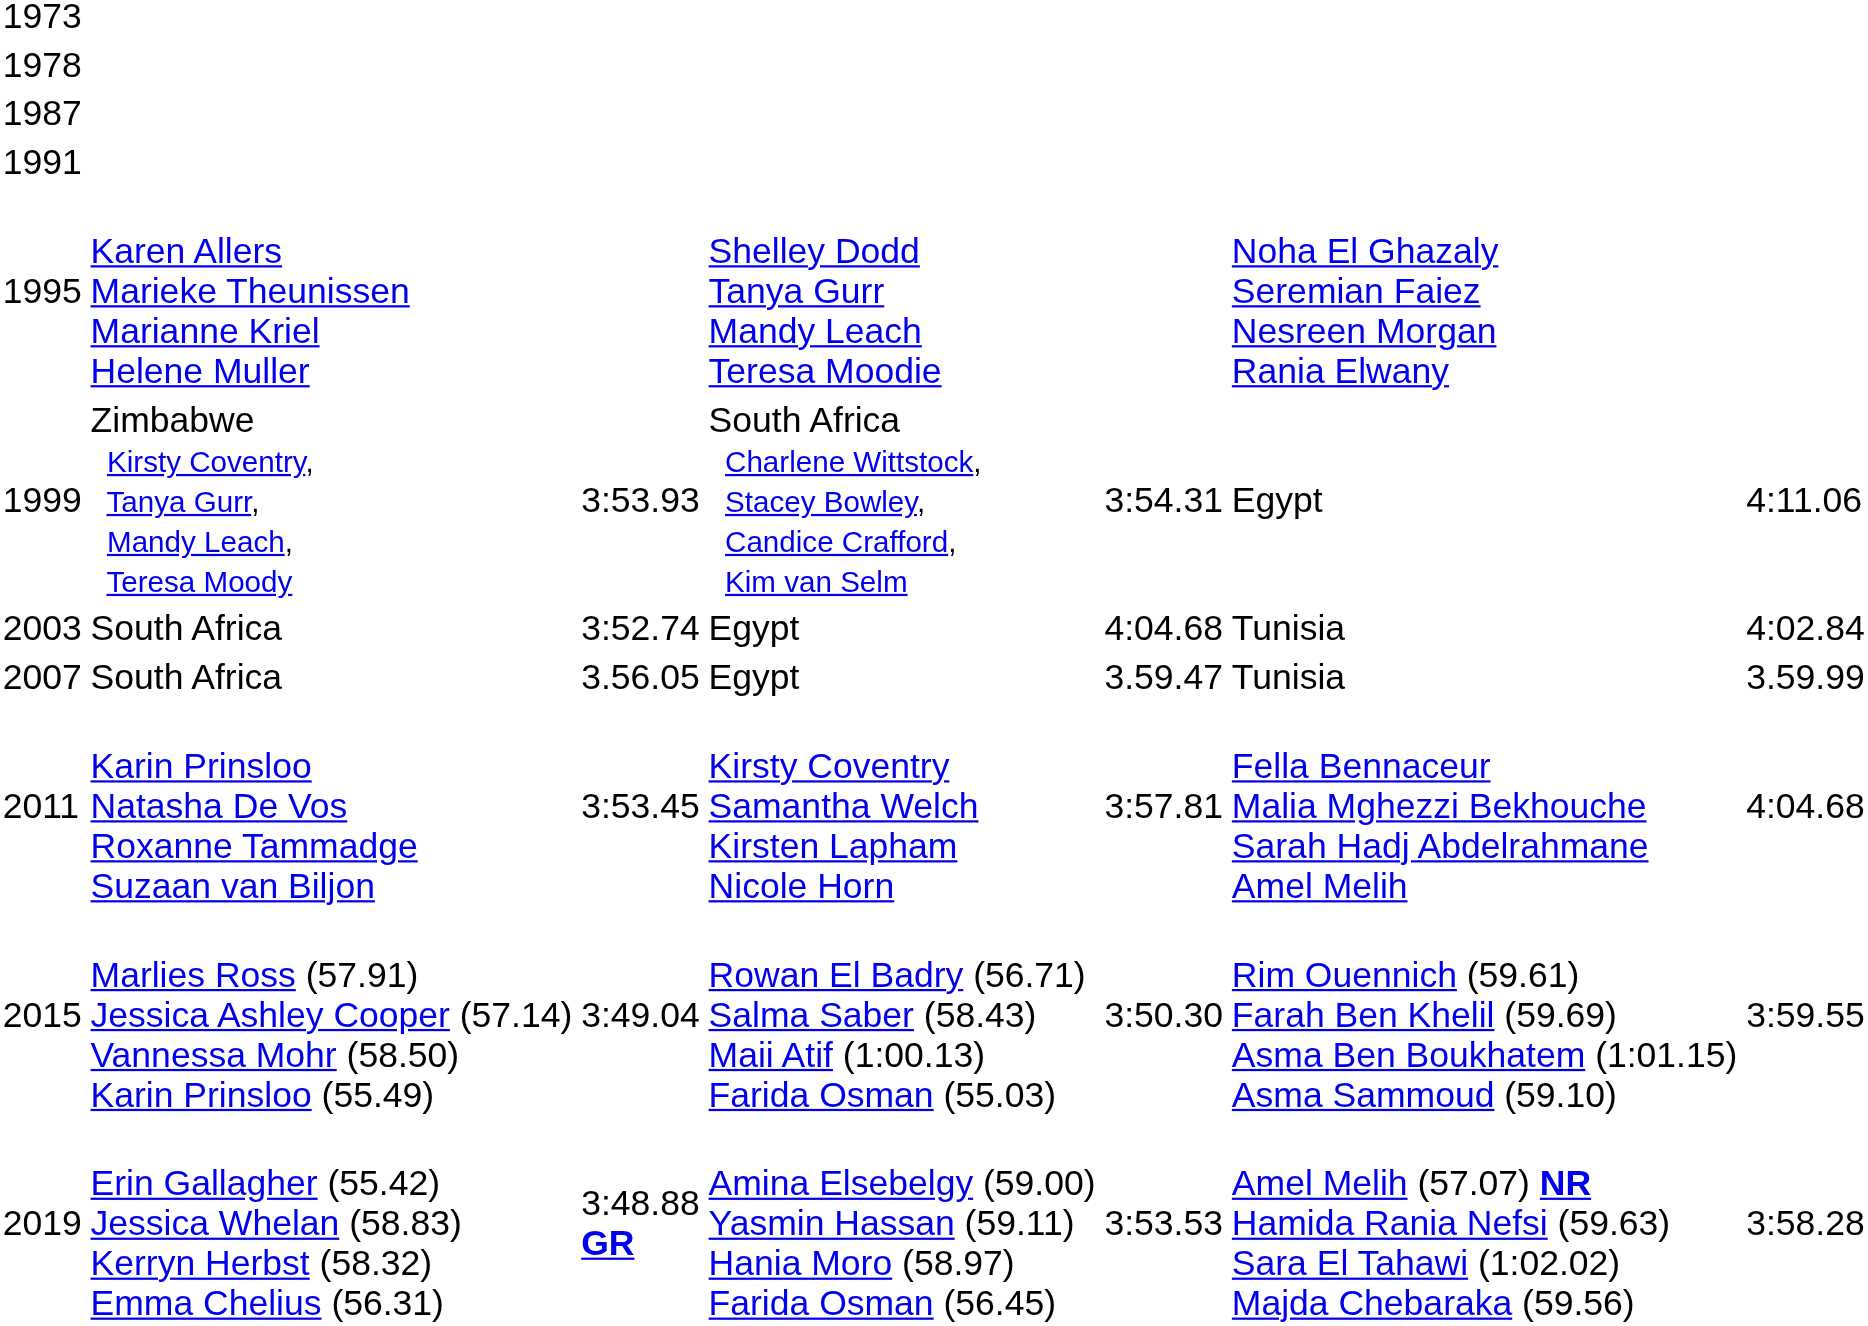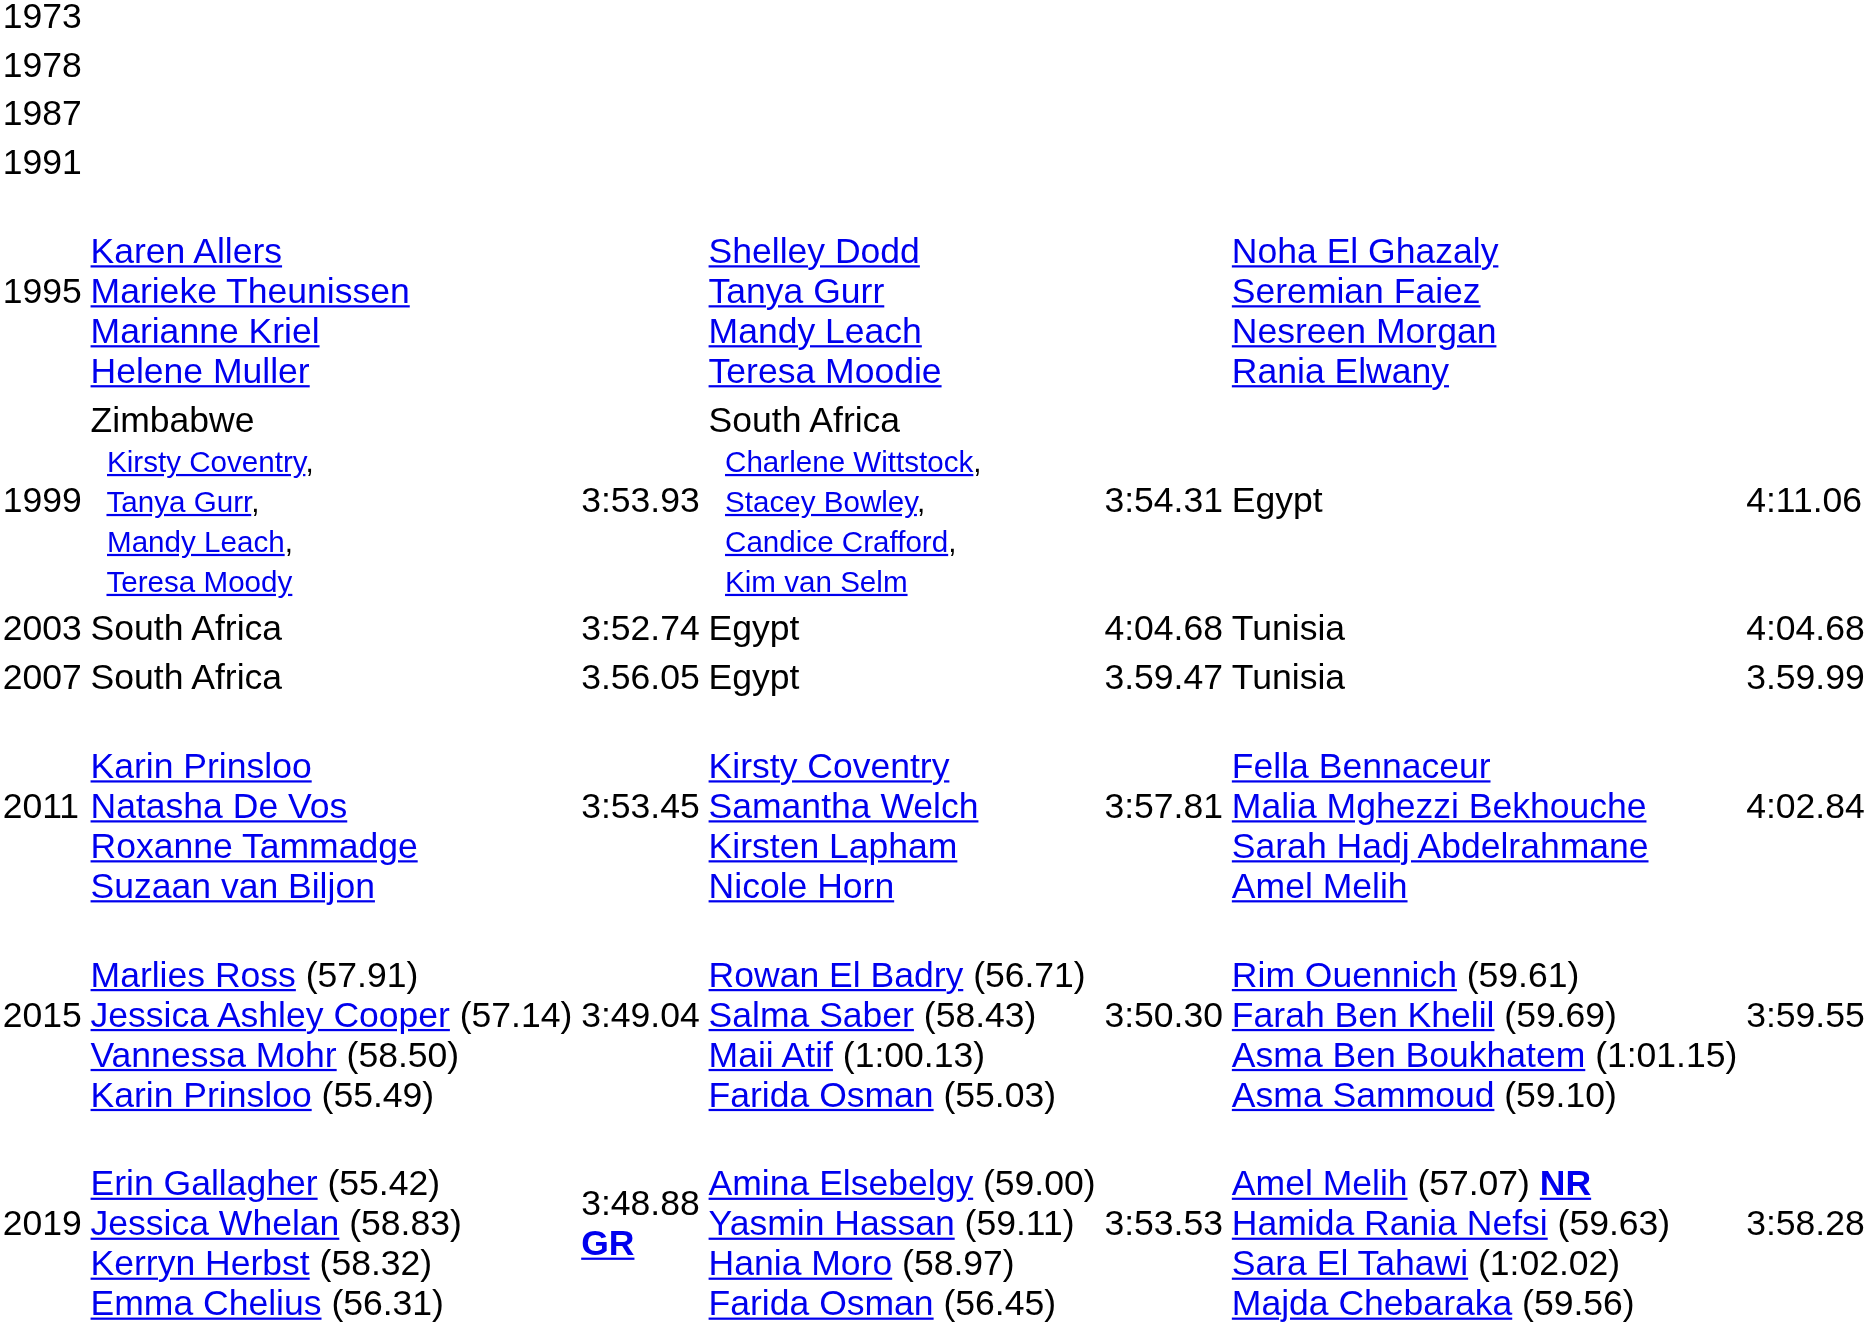(1805, 628) 4:02.84 -> (1805, 628) 4:04.68
(1805, 806) 4:04.68 -> (1805, 806) 4:02.84
